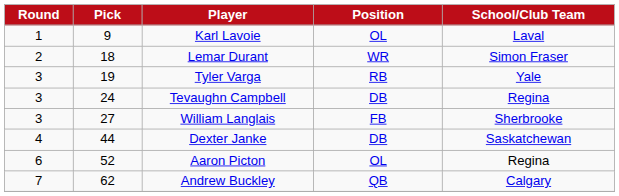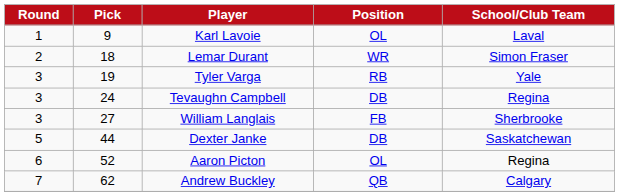(39, 139) 4 -> (39, 139) 5
